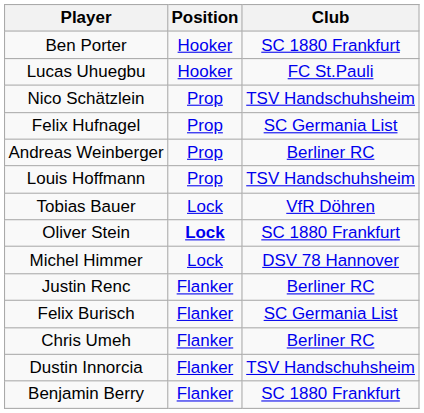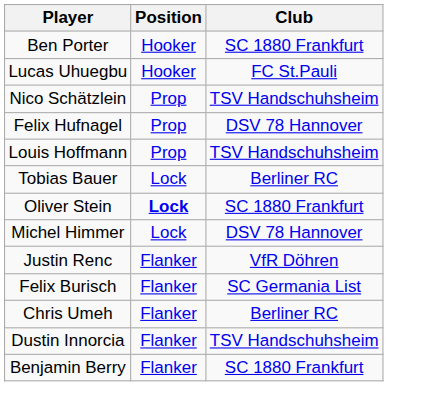(331, 125) SC Germania List -> (294, 125) DSV 78 Hannover
- row: (86, 152)
(331, 206) VfR Döhren -> (294, 179) Berliner RC
(331, 286) Berliner RC -> (294, 260) VfR Döhren
